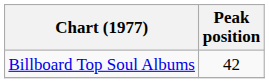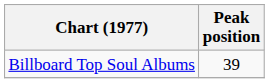(232, 63) 42 -> (232, 63) 39
